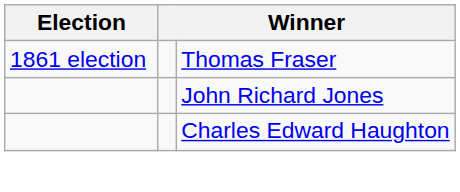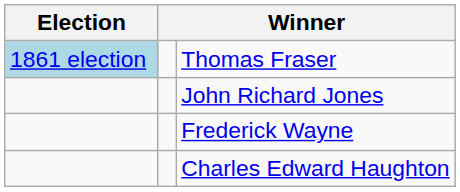(78, 58) no background -> (78, 58) lightblue background
+ row: (267, 131)
